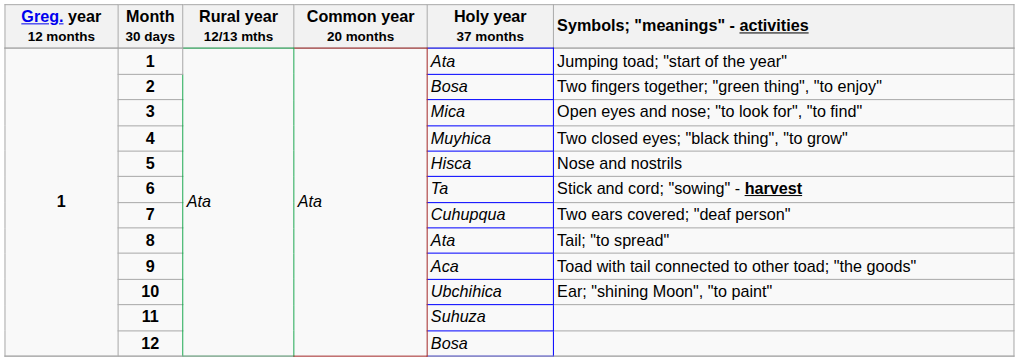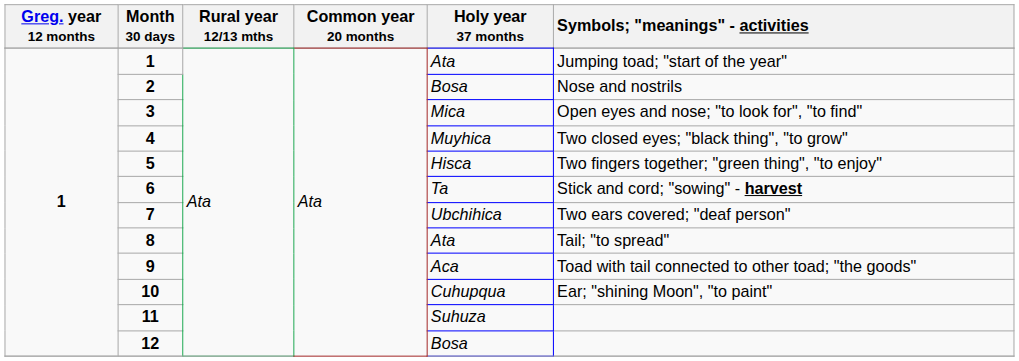(720, 86) Two fingers together; "green thing", "to enjoy" -> (620, 86) Nose and nostrils
(620, 163) Nose and nostrils -> (720, 163) Two fingers together; "green thing", "to enjoy"
(468, 215) Cuhupqua -> (466, 215) Ubchihica
(466, 291) Ubchihica -> (468, 291) Cuhupqua
